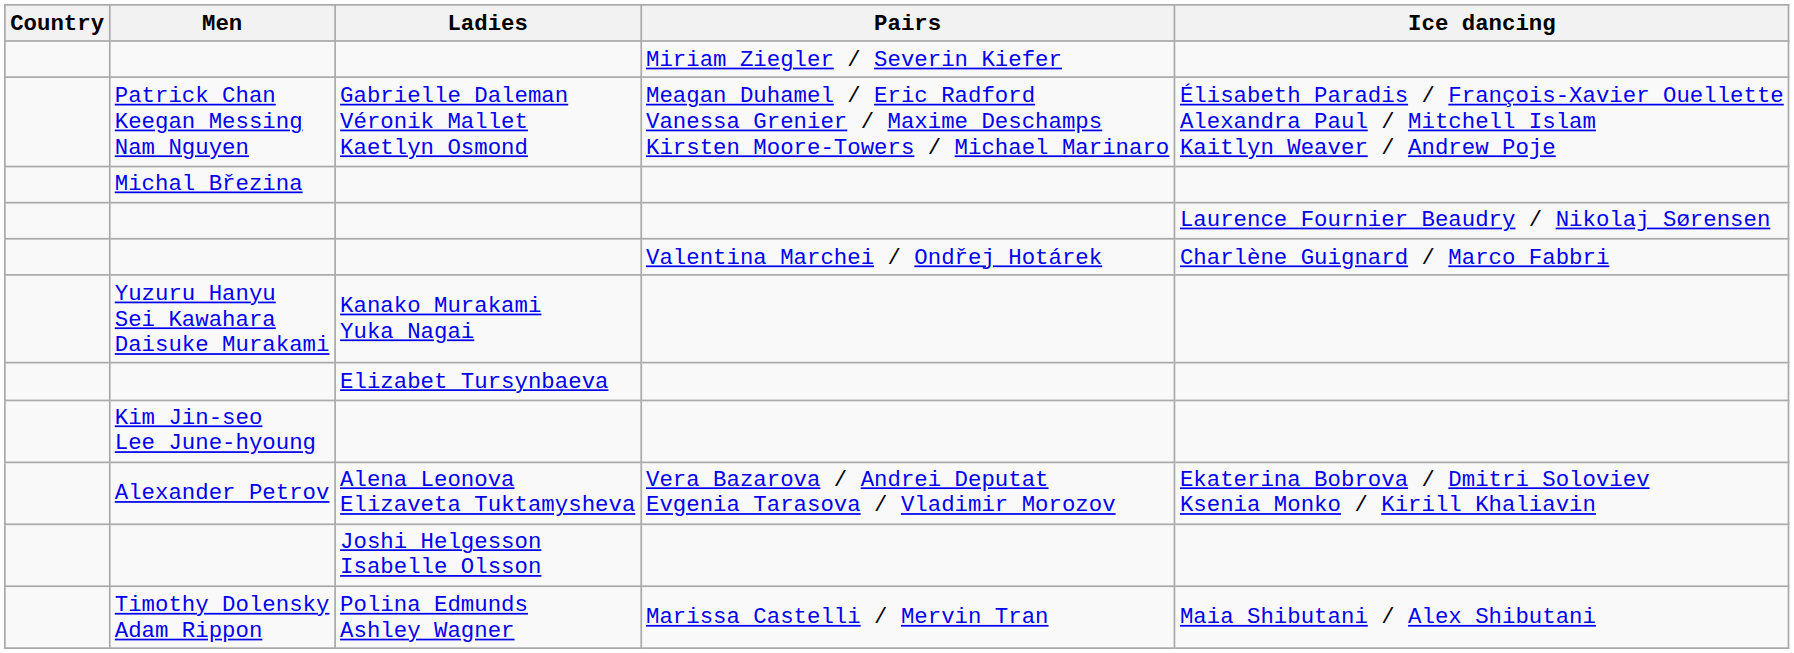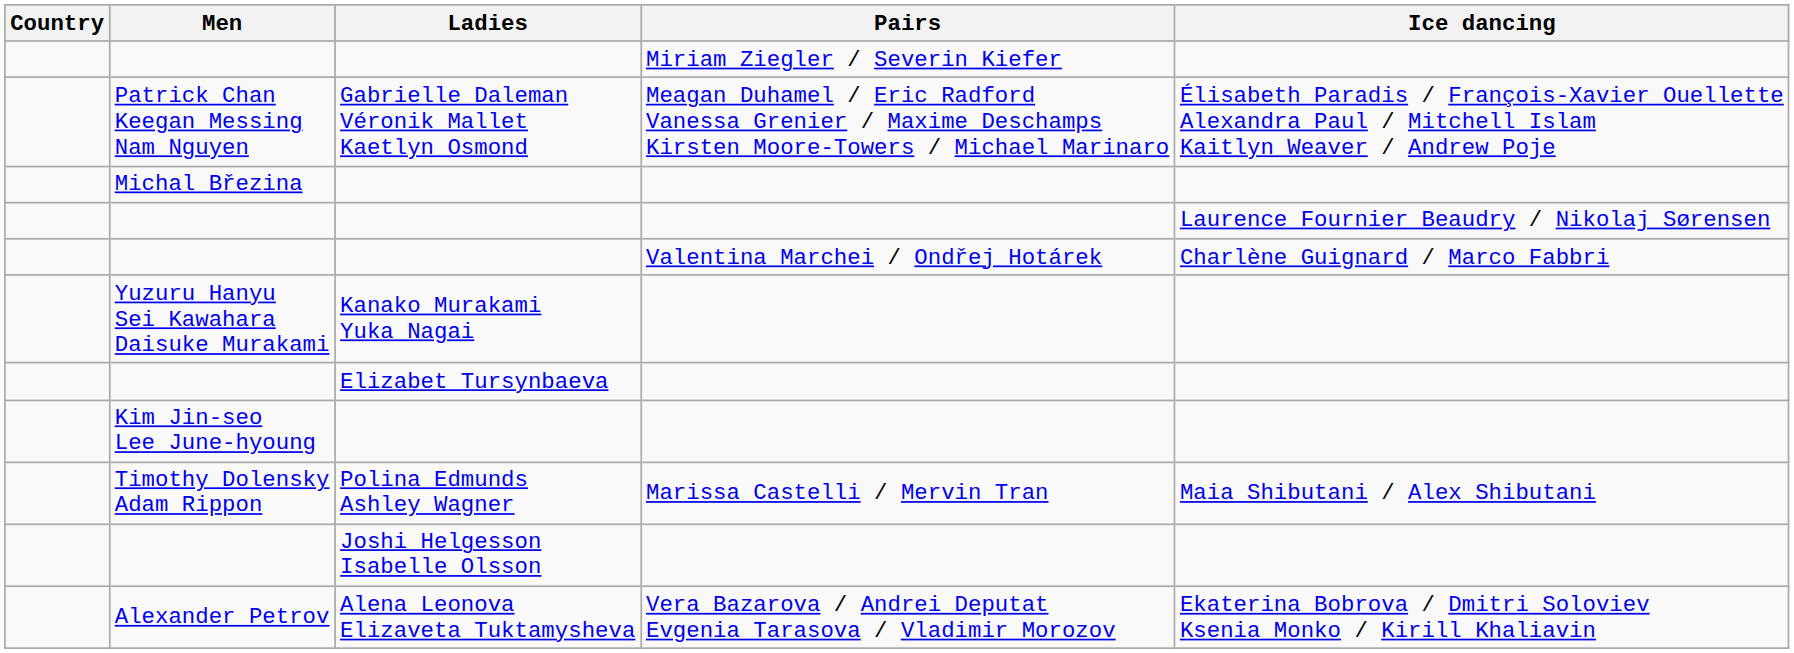rows swapped: (222, 493) <-> (222, 617)
